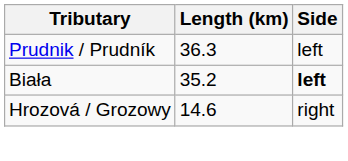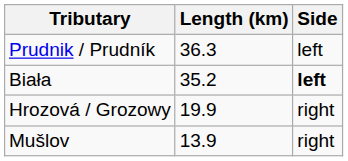(198, 110) 14.6 -> (198, 110) 19.9
+ row: (39, 140)
